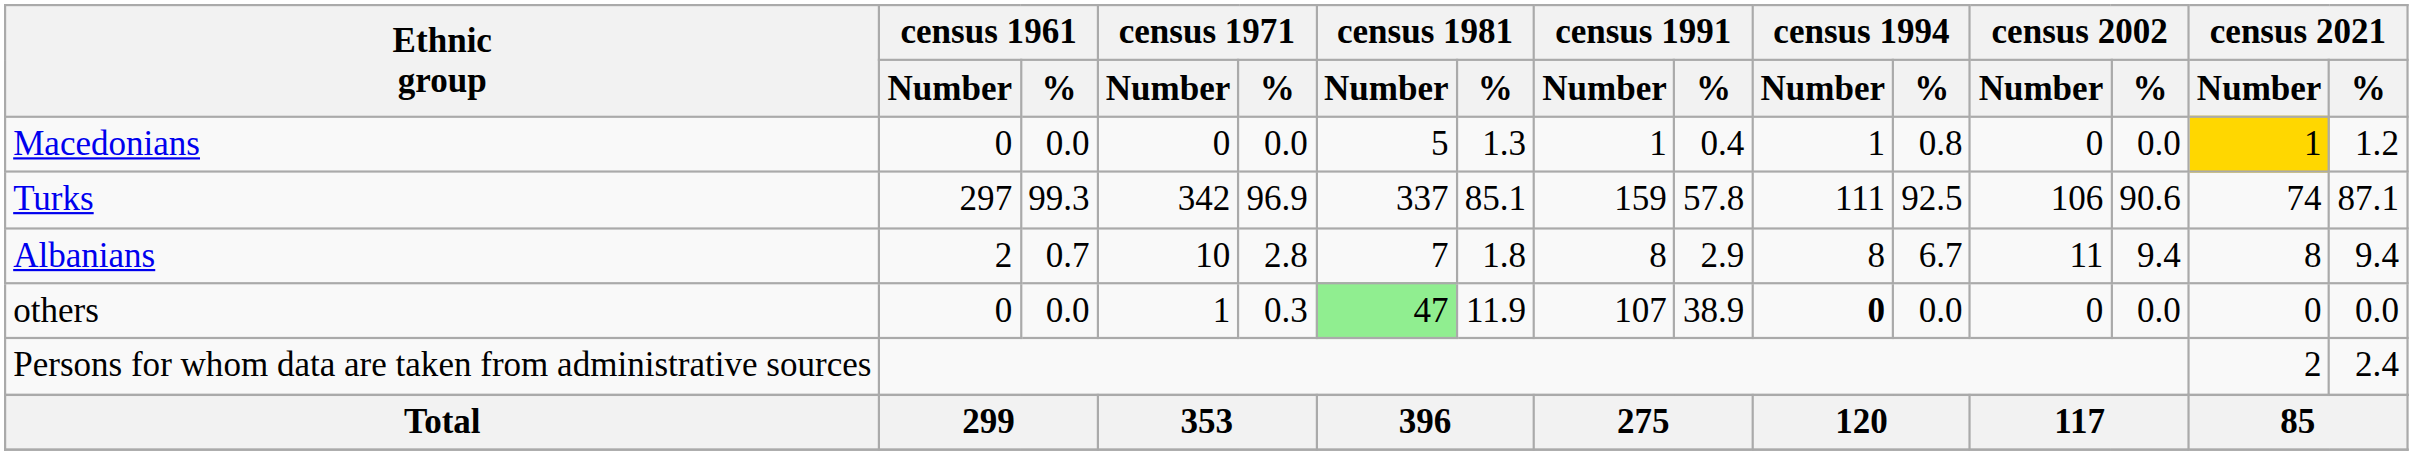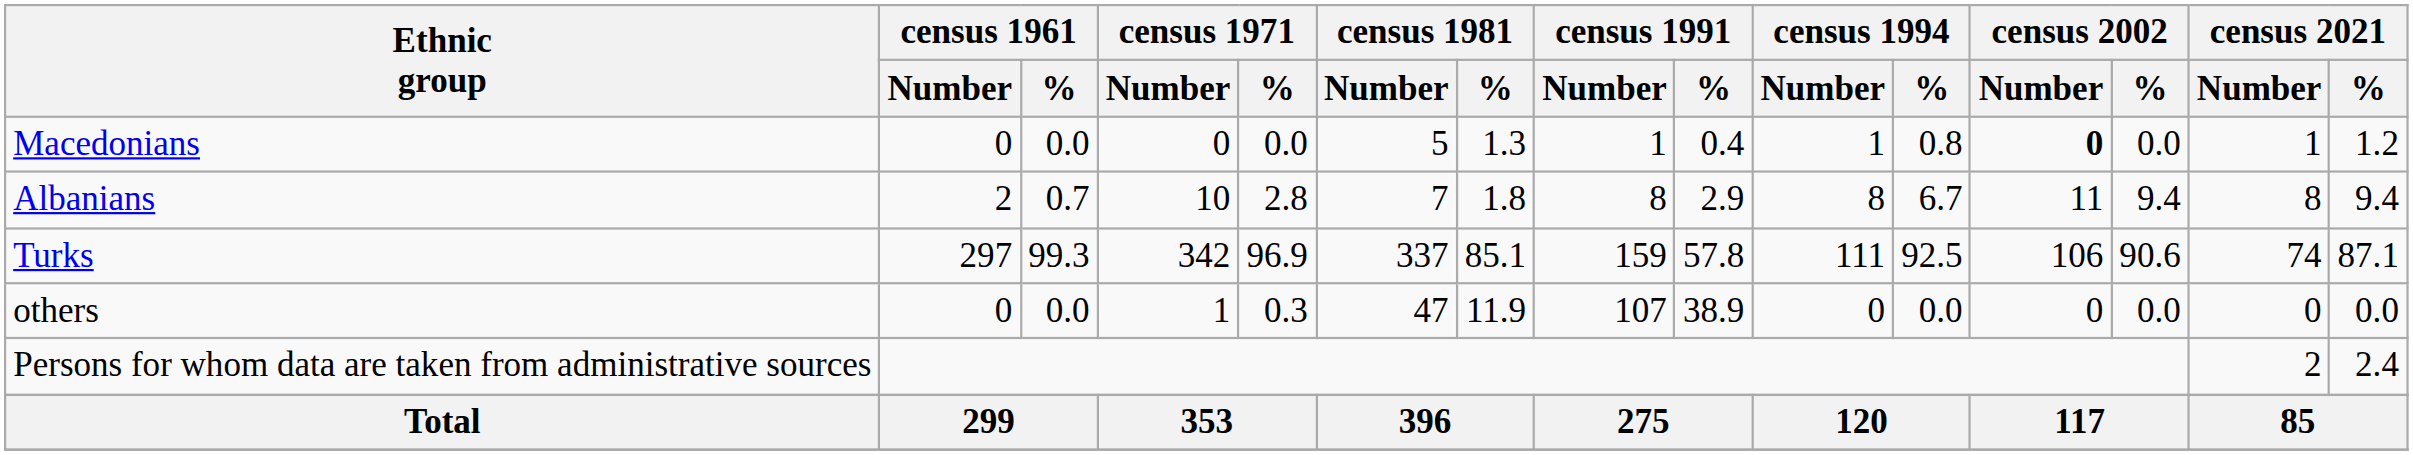(2094, 143) normal -> (2094, 143) bold
(2313, 143) gold background -> (2313, 143) no background
rows swapped: (84, 254) <-> (53, 198)
(1431, 310) lightgreen background -> (1431, 310) no background
(1876, 310) bold -> (1876, 310) normal
